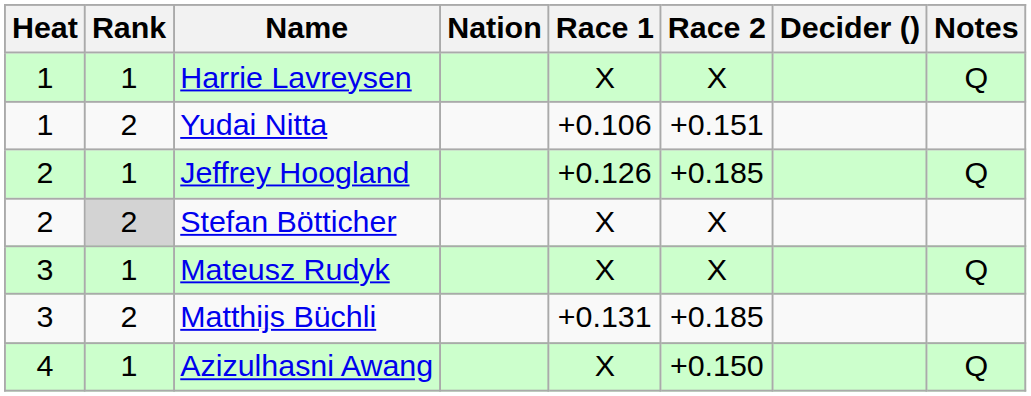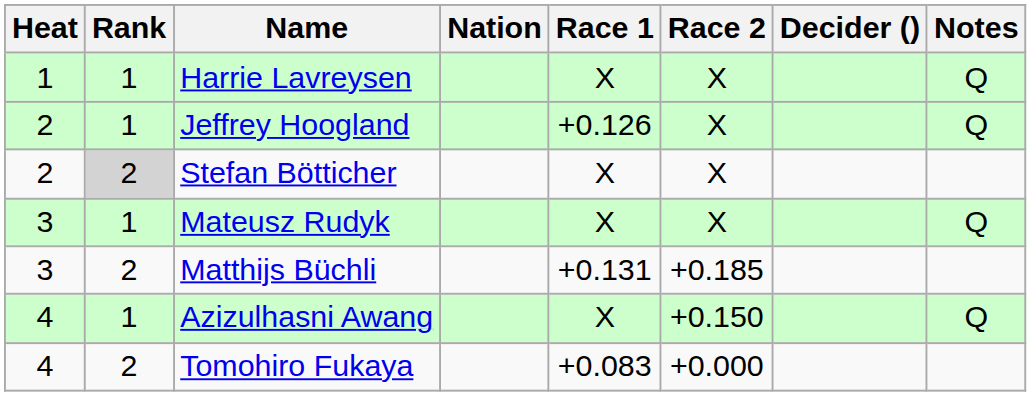- row: (254, 125)
(717, 173) +0.185 -> (717, 125) X
+ row: (297, 366)
